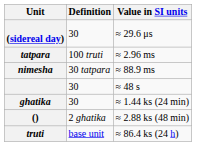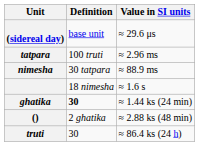(74, 33) 30 -> (86, 33) base unit
+ row: (132, 86)
- row: (128, 86)
(74, 102) normal -> (74, 102) bold
(86, 133) base unit -> (74, 133) 30
